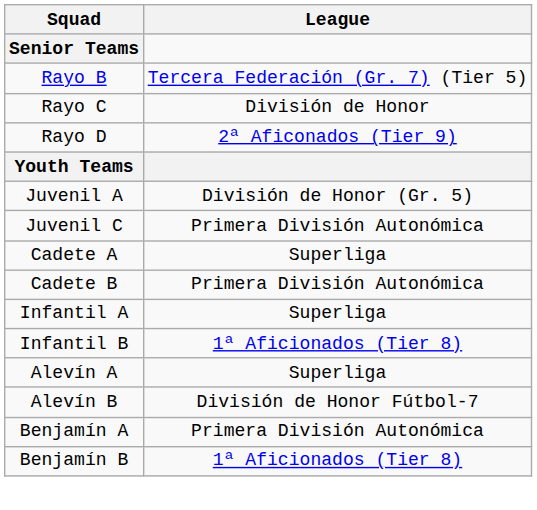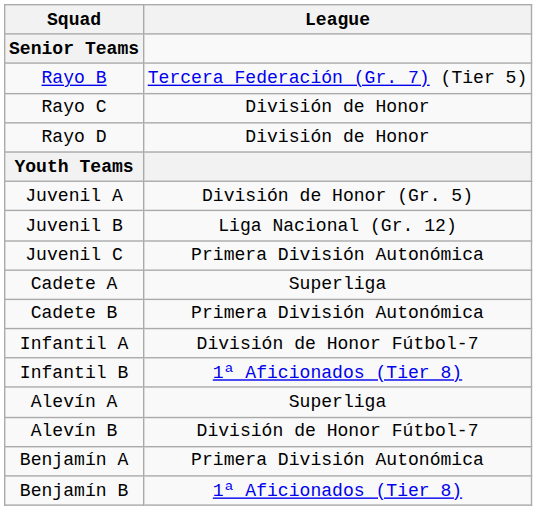(338, 137) 2ª Aficonados (Tier 9) -> (338, 137) División de Honor
+ row: (74, 226)
(338, 314) Superliga -> (338, 343) División de Honor Fútbol-7
